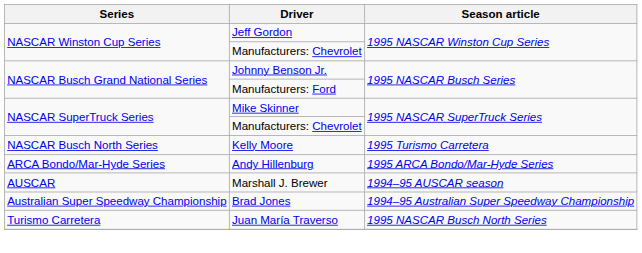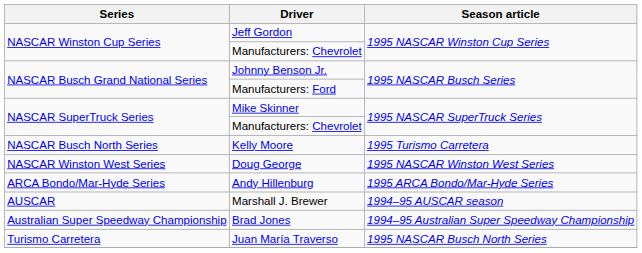+ row: (86, 163)
